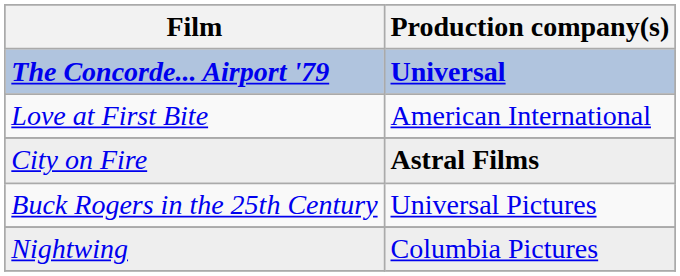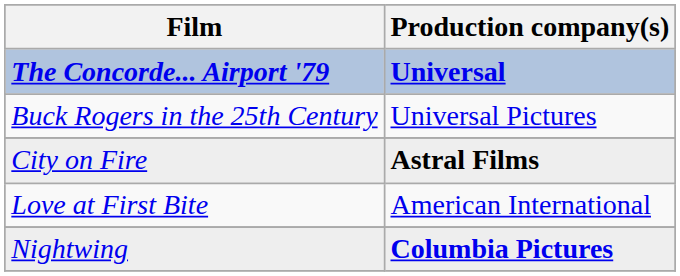rows swapped: (194, 204) <-> (110, 115)
(494, 248) normal -> (502, 248) bold
